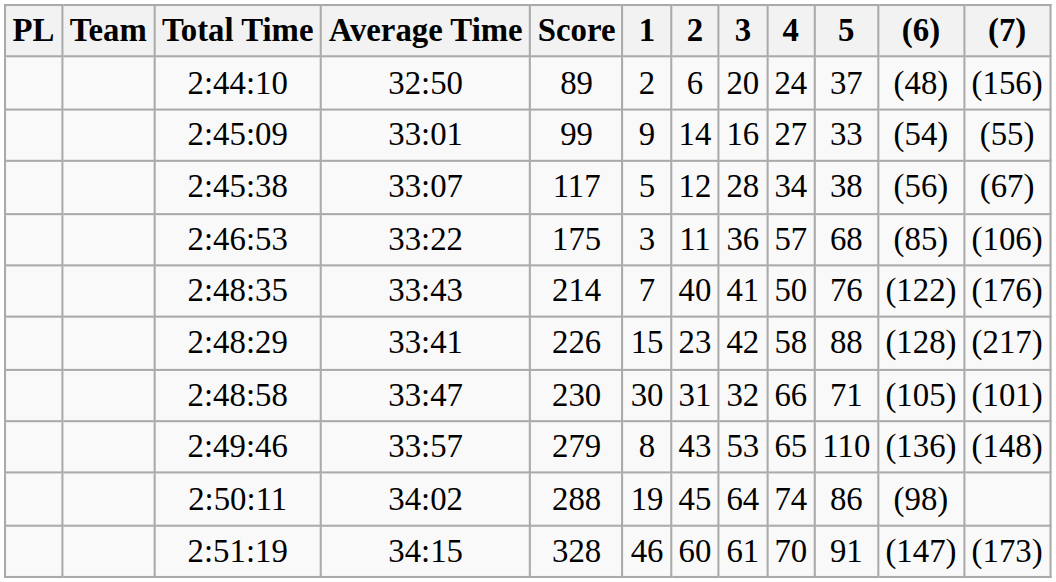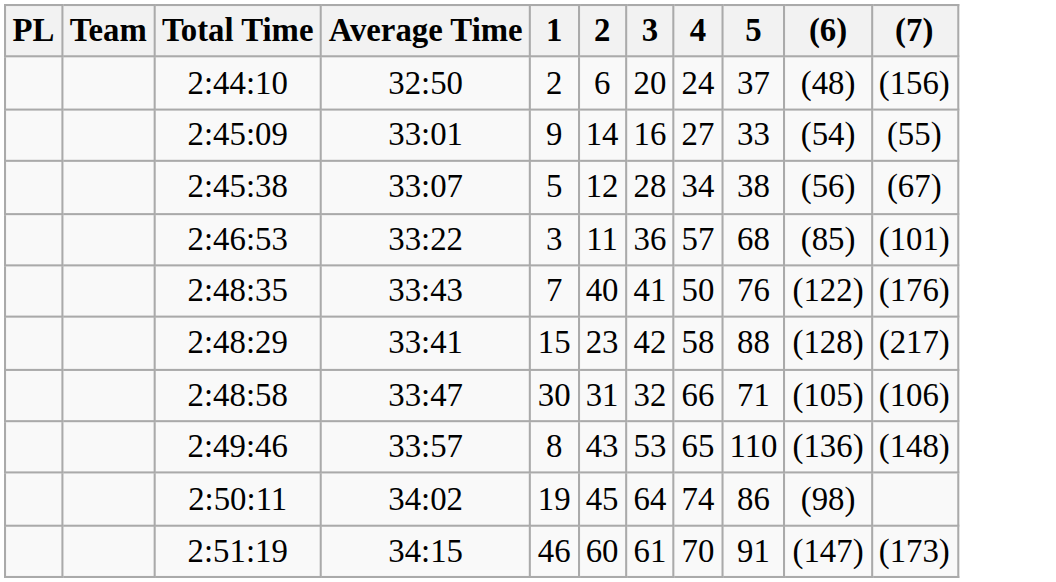- column: (577, 30)
(1007, 238) (106) -> (914, 238) (101)
(1007, 394) (101) -> (914, 394) (106)
